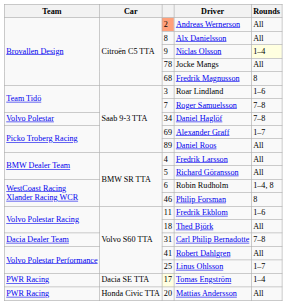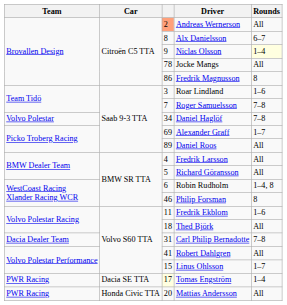(258, 37) All -> (259, 37) 6–7
(168, 78) 68 -> (168, 78) 86
(168, 266) 25 -> (168, 266) 15
